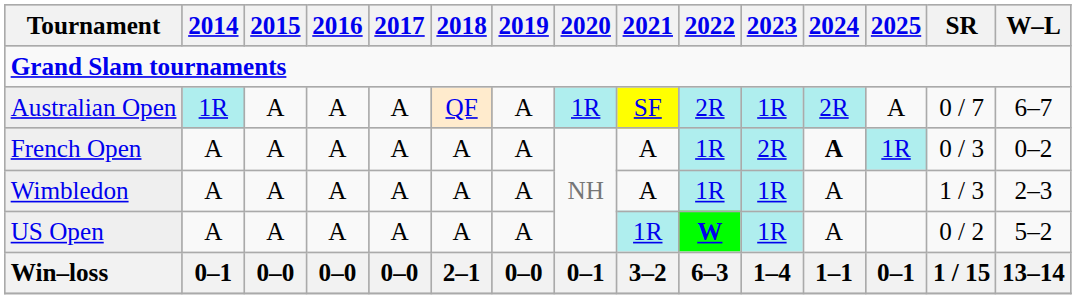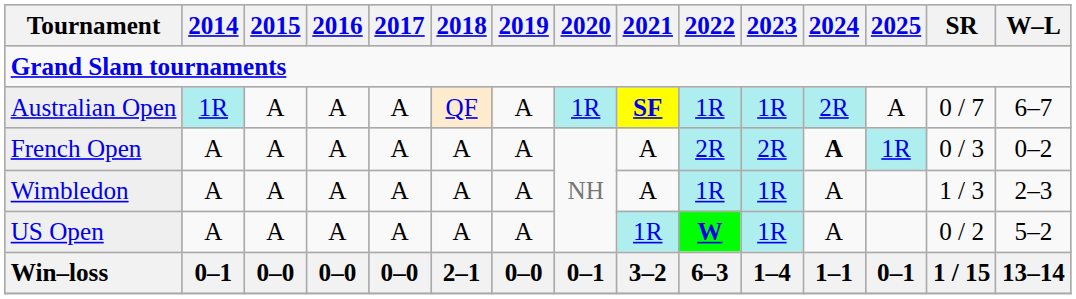(648, 107) normal -> (648, 107) bold
(710, 107) 2R -> (710, 107) 1R
(710, 149) 1R -> (710, 149) 2R
